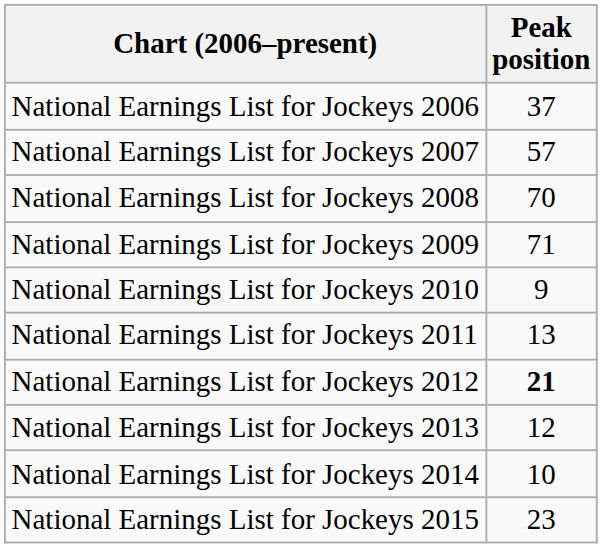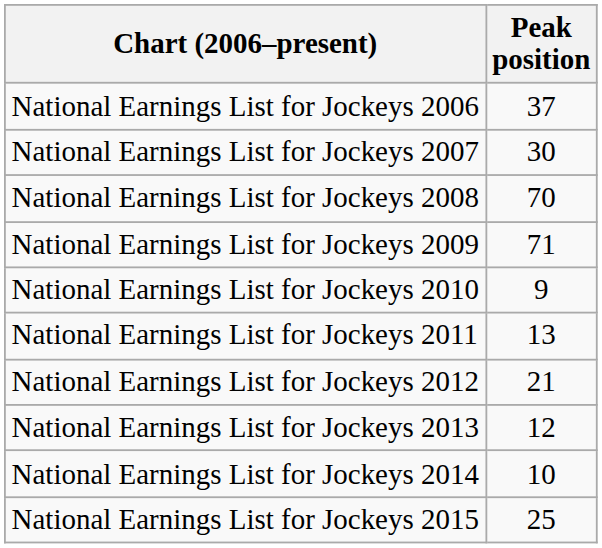(541, 151) 57 -> (541, 151) 30
(541, 381) bold -> (541, 381) normal
(541, 519) 23 -> (541, 519) 25
